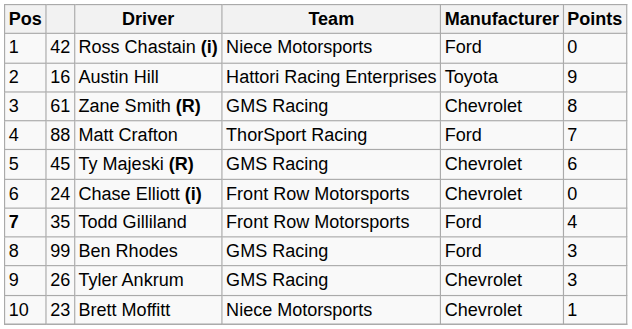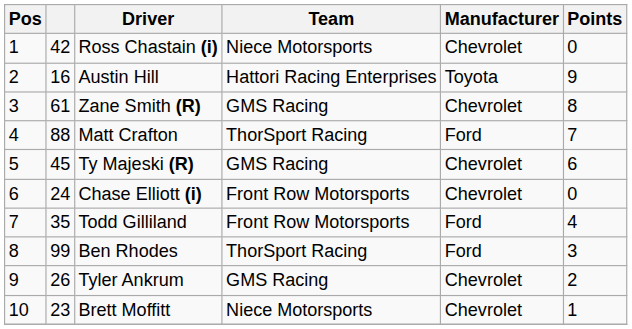(463, 47) Ford -> (483, 47) Chevrolet
(14, 221) bold -> (14, 221) normal
(277, 250) GMS Racing -> (297, 250) ThorSport Racing
(572, 280) 3 -> (572, 280) 2
